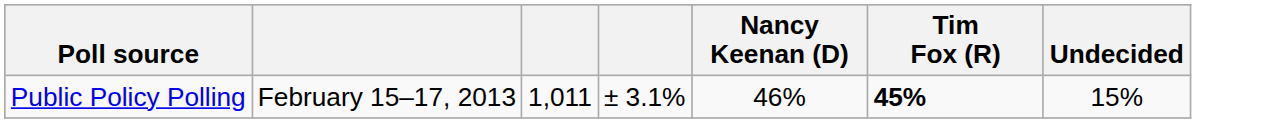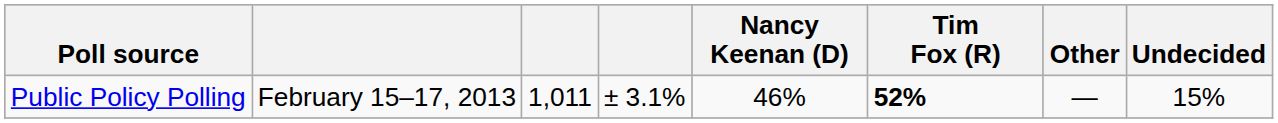+ column: (1085, 54)
(900, 96) 45% -> (900, 96) 52%
